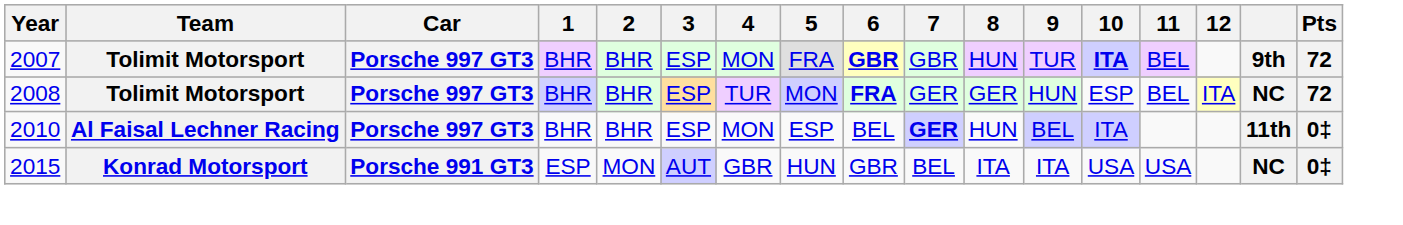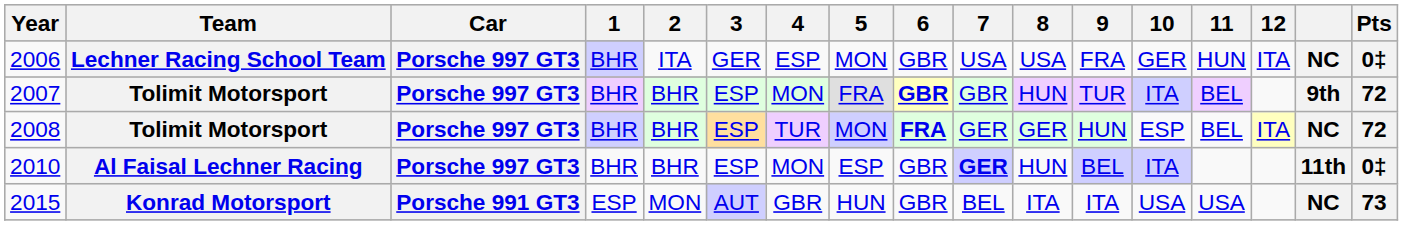+ row: (35, 59)
(1111, 59) bold -> (1162, 94) normal
(873, 130) BEL -> (923, 166) GBR
(1319, 166) 0‡ -> (1374, 202) 73
